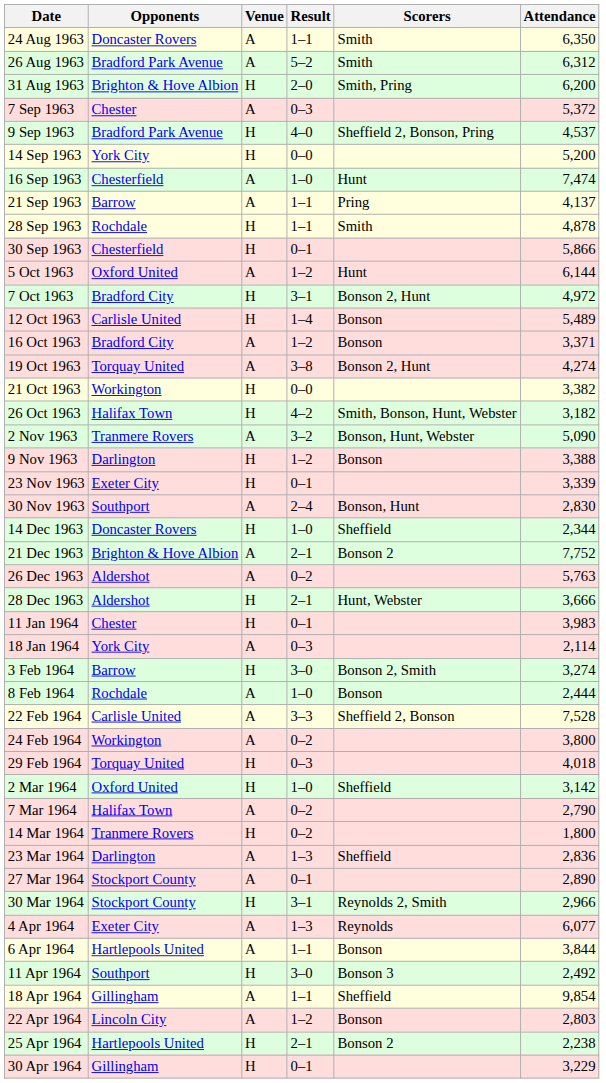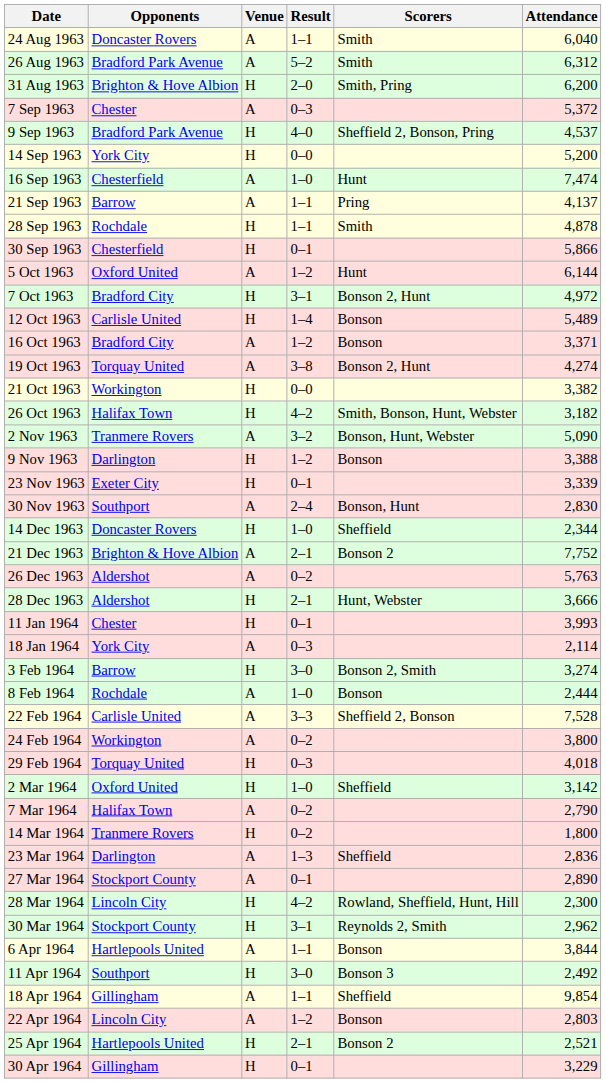(579, 39) 6,350 -> (581, 39) 6,040
(579, 623) 3,983 -> (581, 623) 3,993
+ row: (46, 903)
(579, 903) 2,966 -> (581, 926) 2,962
- row: (41, 926)
(579, 1043) 2,238 -> (581, 1043) 2,521
